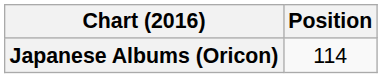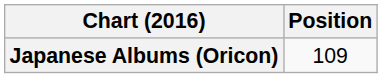(330, 55) 114 -> (330, 55) 109
